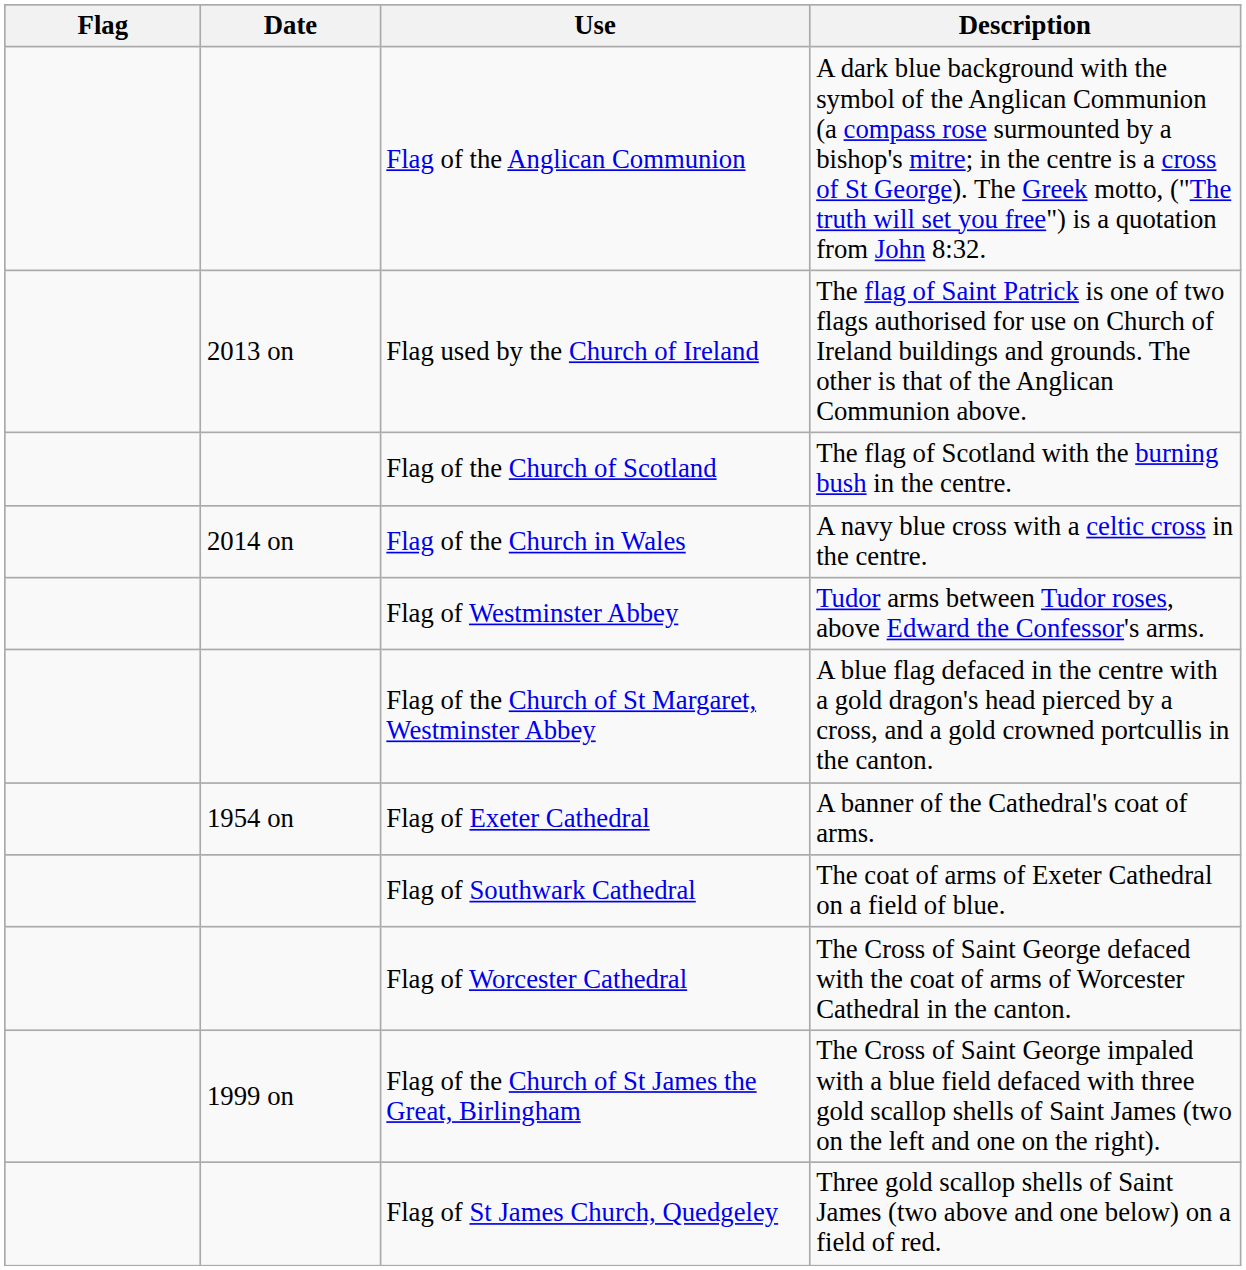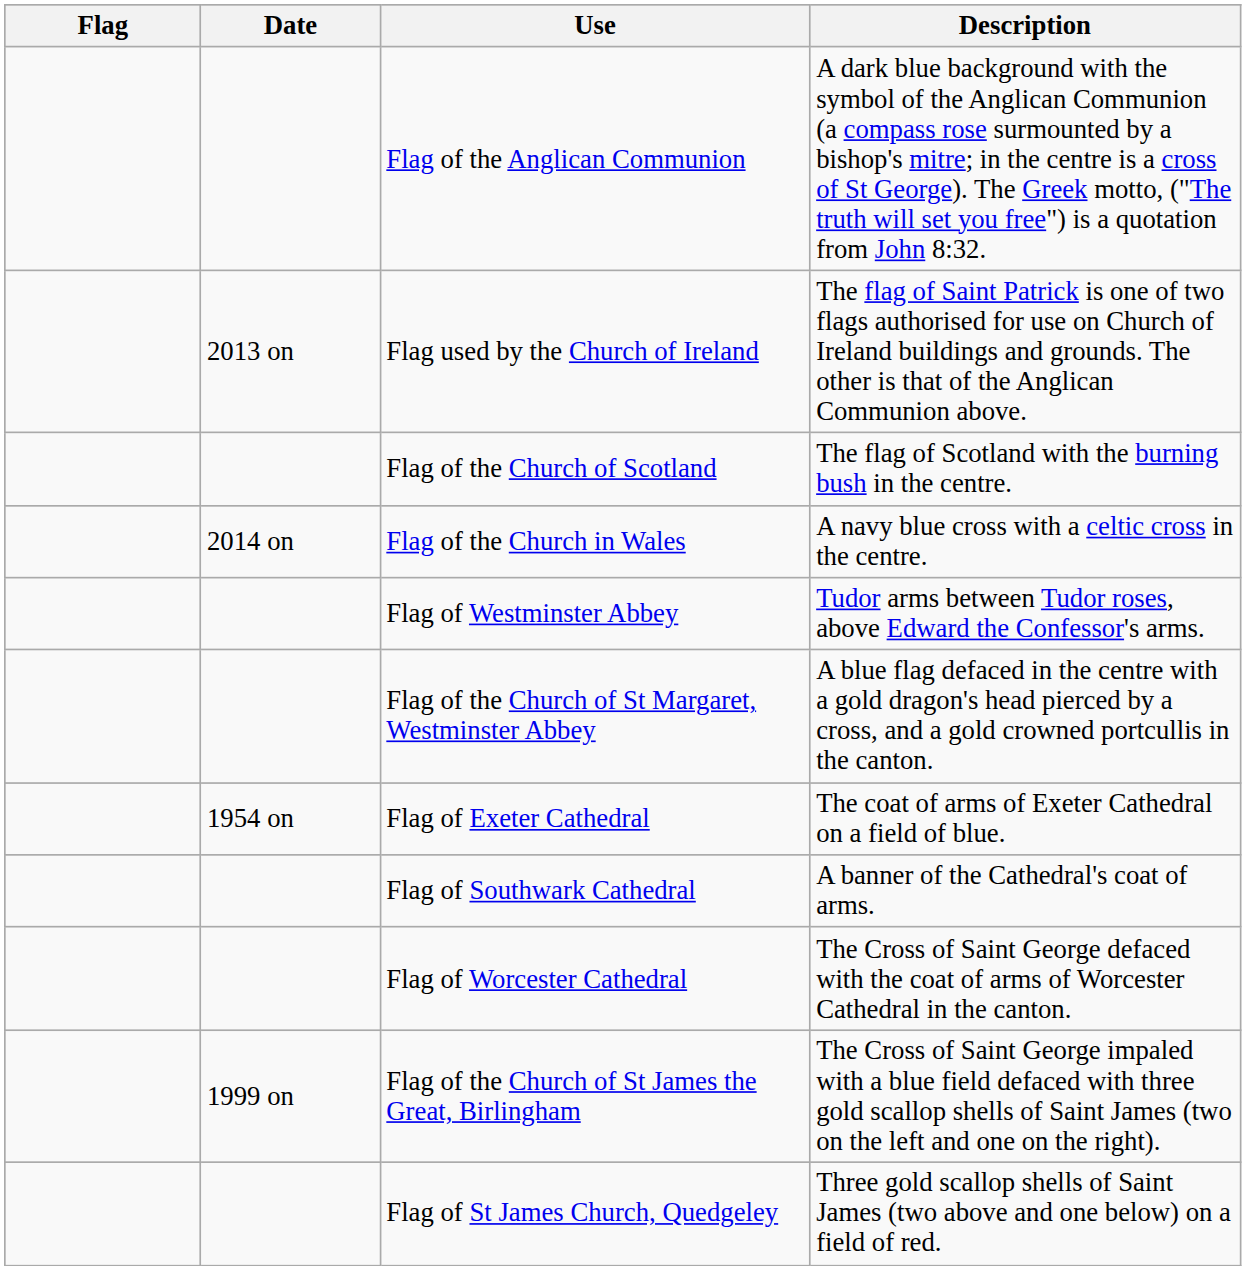(1002, 818) A banner of the Cathedral's coat of arms. -> (1014, 818) The coat of arms of Exeter Cathedral on a field of blue.
(1014, 890) The coat of arms of Exeter Cathedral on a field of blue. -> (1002, 890) A banner of the Cathedral's coat of arms.
